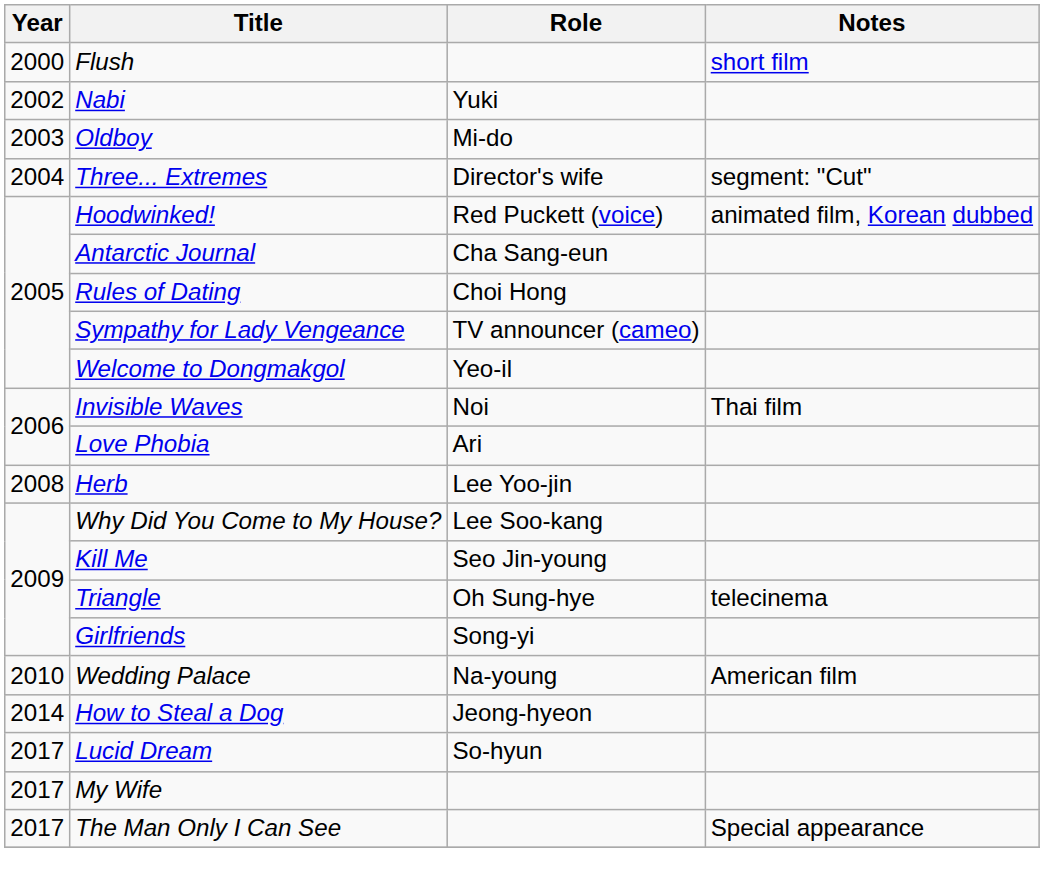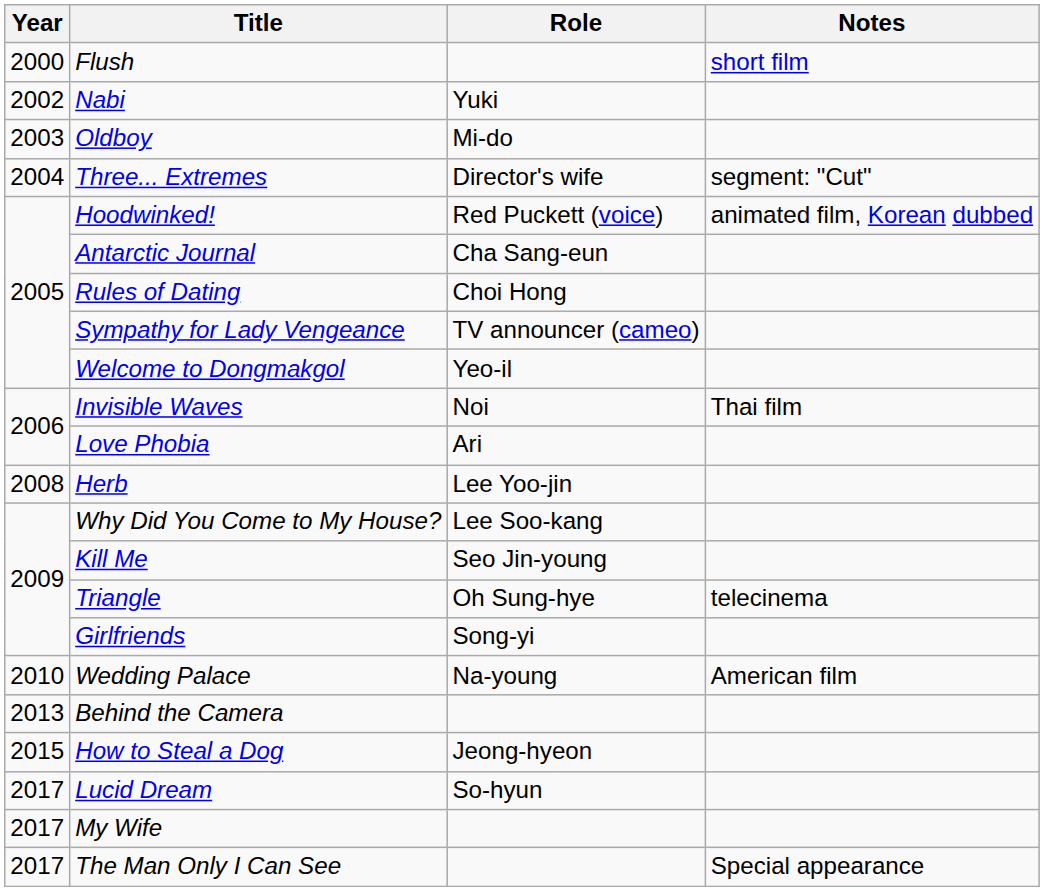+ row: (179, 713)
(37, 713) 2014 -> (37, 751) 2015
